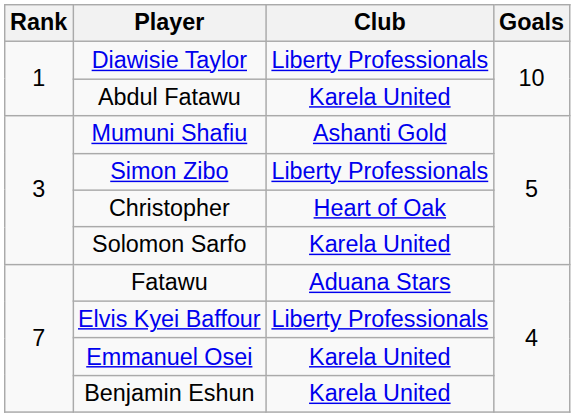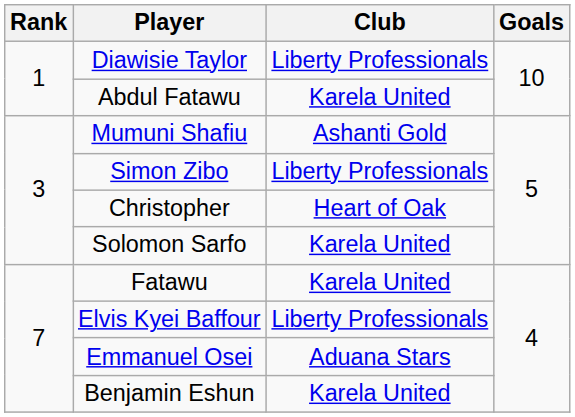(380, 282) Aduana Stars -> (380, 282) Karela United
(380, 356) Karela United -> (380, 356) Aduana Stars
